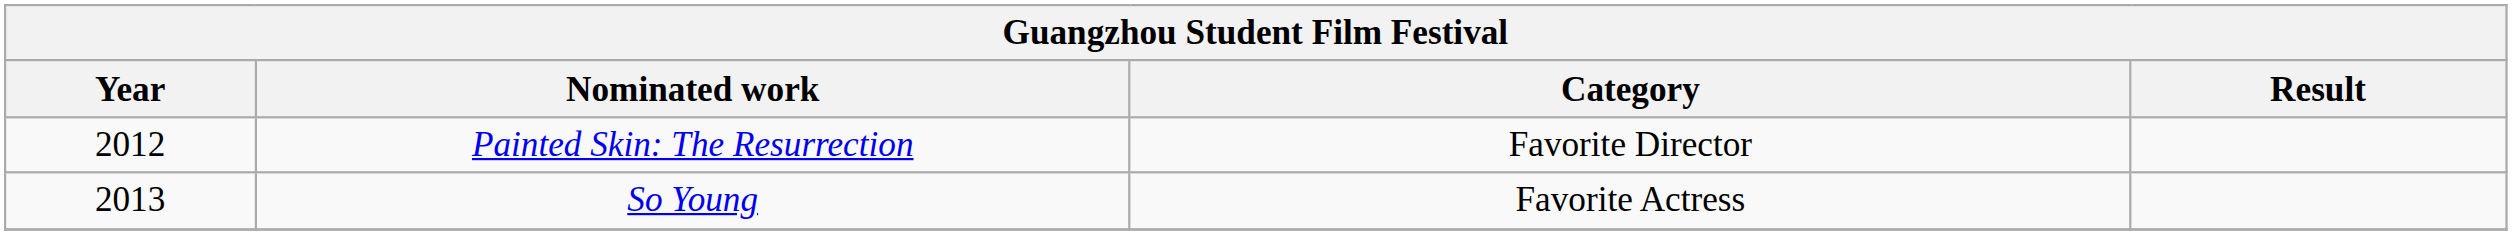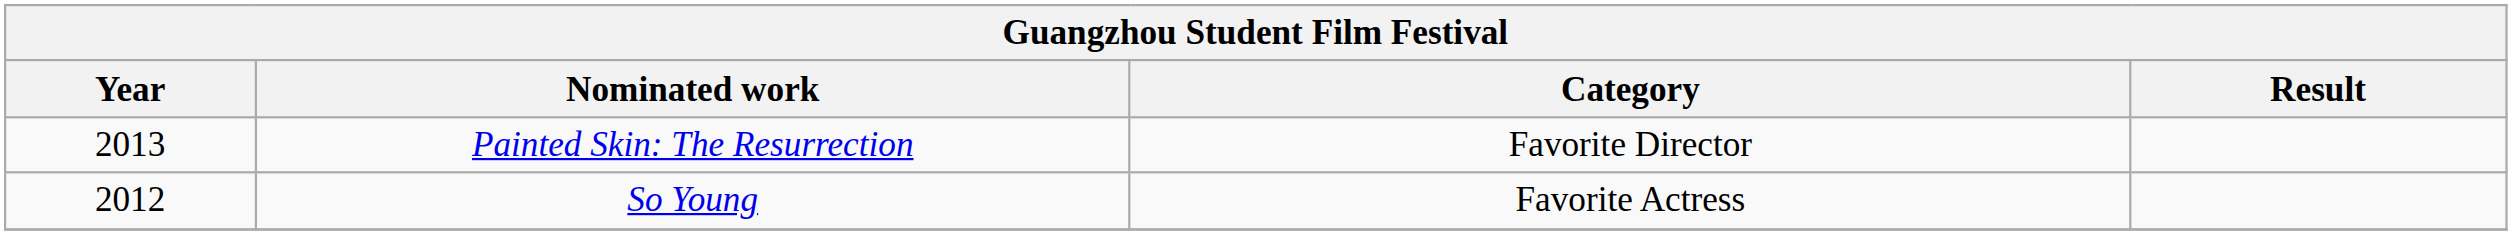(130, 144) 2012 -> (130, 144) 2013
(130, 199) 2013 -> (130, 199) 2012
